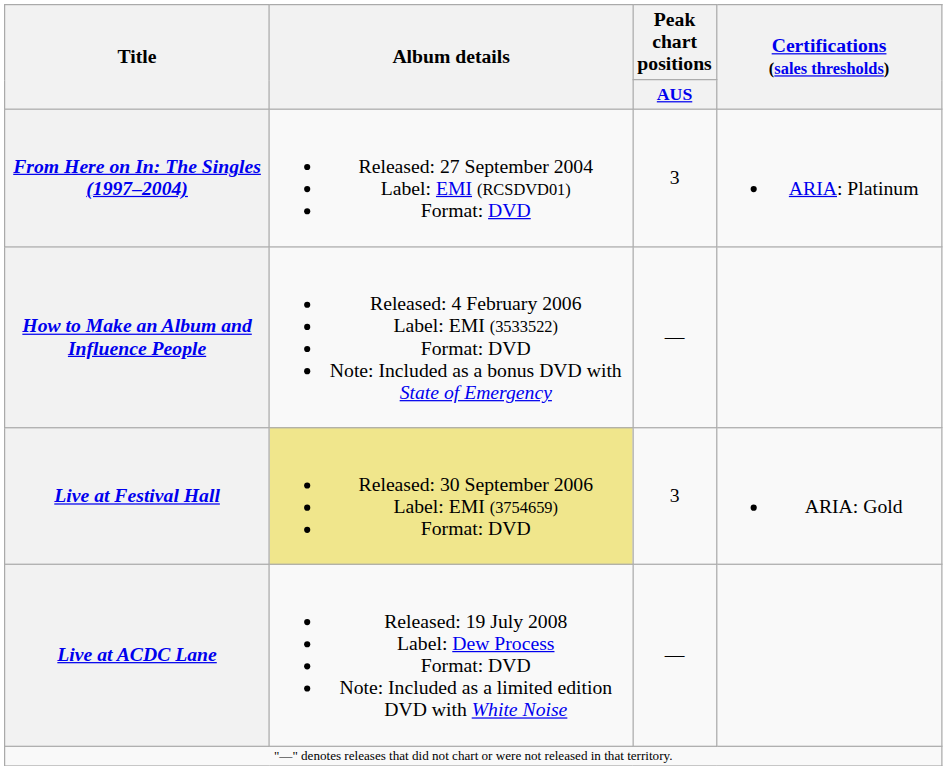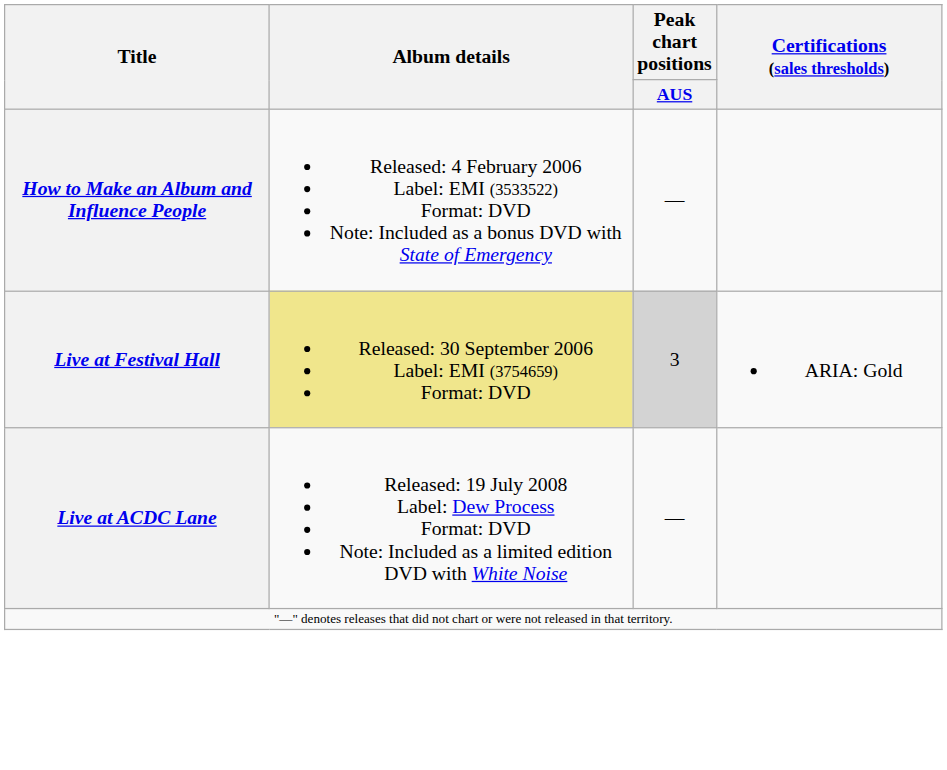- row: (137, 177)
(675, 495) no background -> (675, 358) lightgrey background
